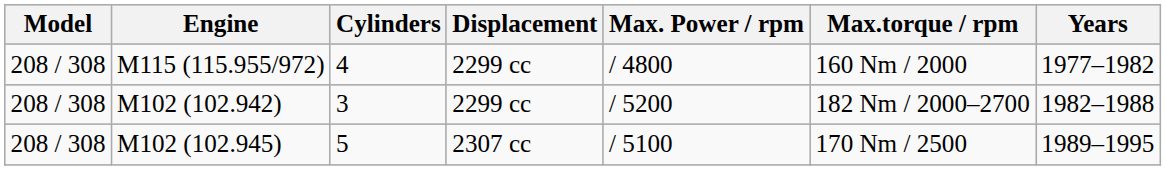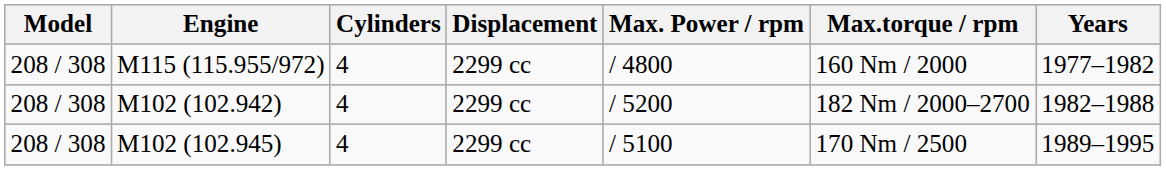(342, 104) 3 -> (342, 104) 4
(342, 143) 5 -> (342, 143) 4
(492, 143) 2307 cc -> (492, 143) 2299 cc
